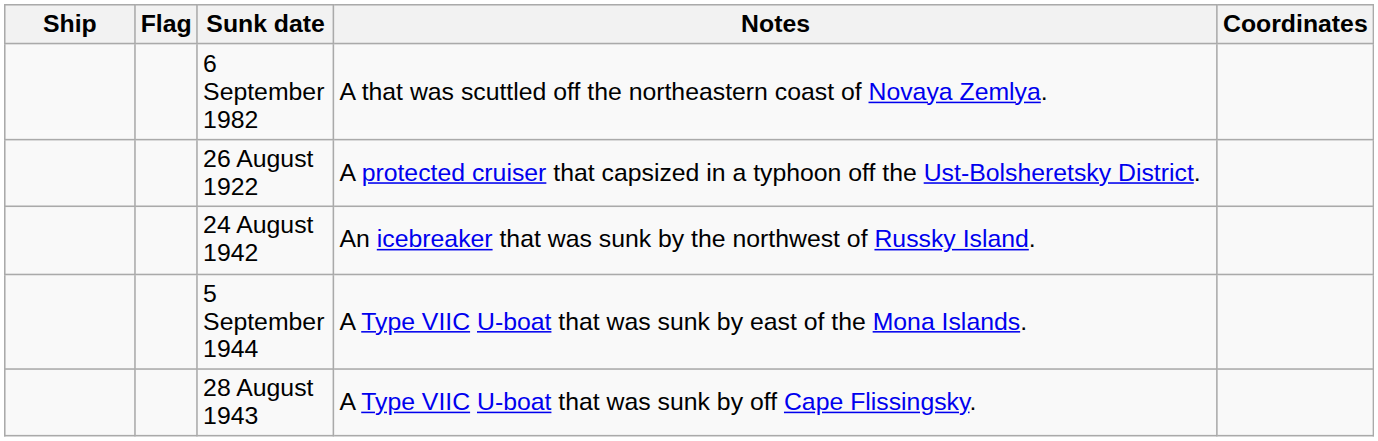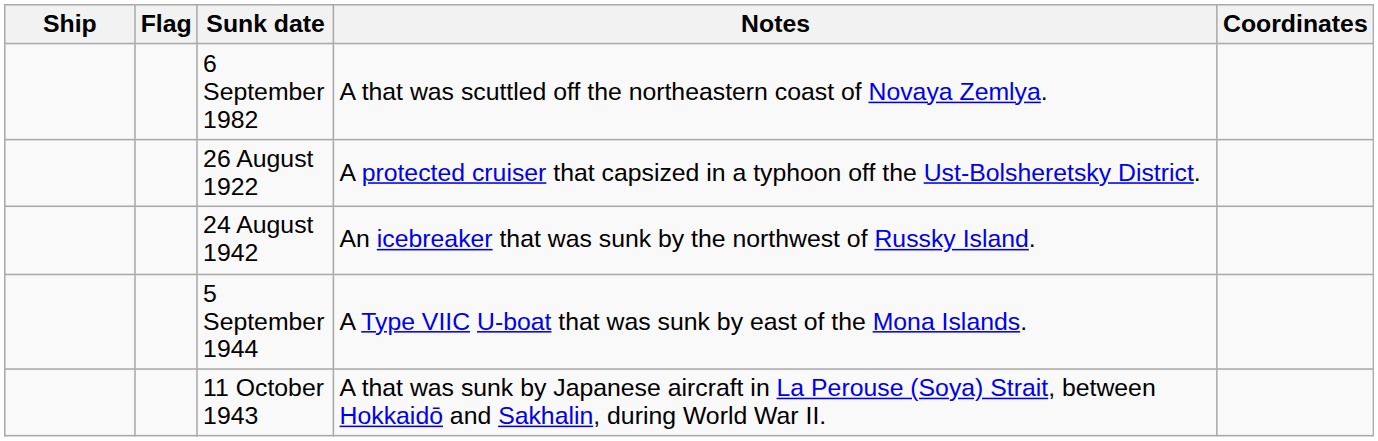- row: (258, 402)
+ row: (264, 402)
